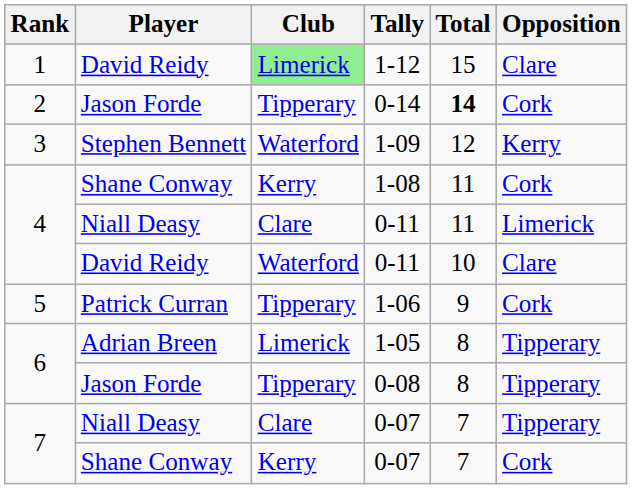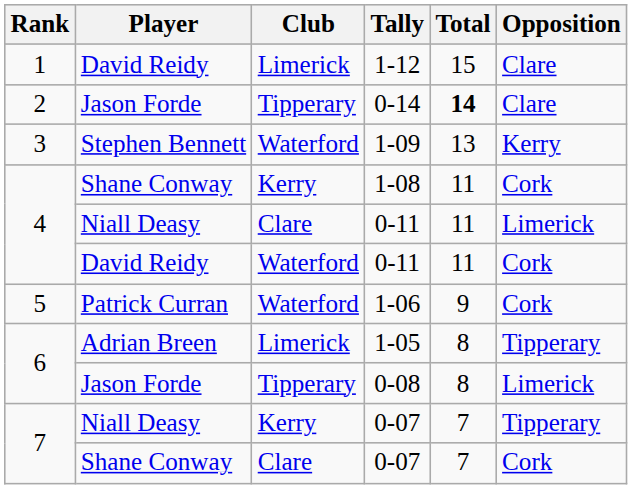(304, 64) lightgreen background -> (304, 64) no background
(527, 104) Cork -> (529, 104) Clare
(463, 143) 12 -> (463, 143) 13
(463, 263) 10 -> (463, 263) 11
(529, 263) Clare -> (527, 263) Cork
(307, 303) Tipperary -> (308, 303) Waterford
(551, 382) Tipperary -> (548, 382) Limerick
(285, 422) Clare -> (287, 422) Kerry
(287, 462) Kerry -> (285, 462) Clare
